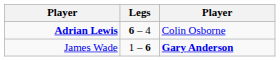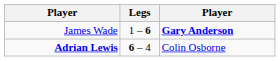rows swapped: (91, 47) <-> (86, 30)
